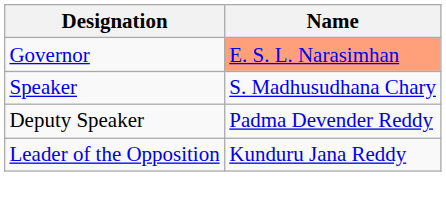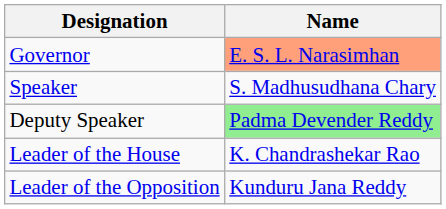(331, 120) no background -> (331, 120) lightgreen background
+ row: (95, 154)
